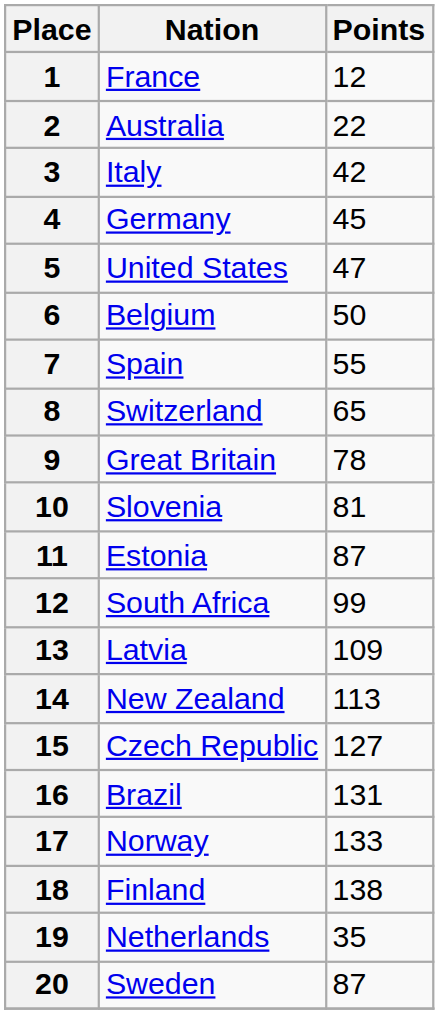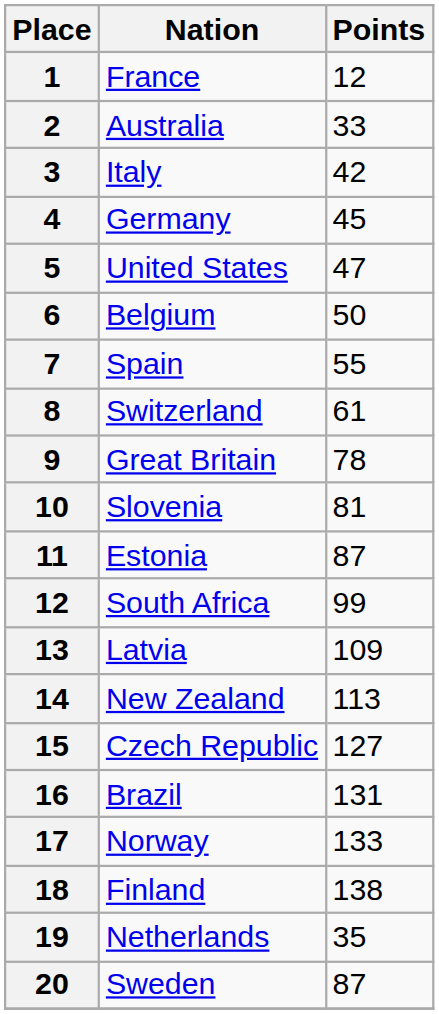(349, 124) 22 -> (349, 124) 33
(349, 411) 65 -> (349, 411) 61
